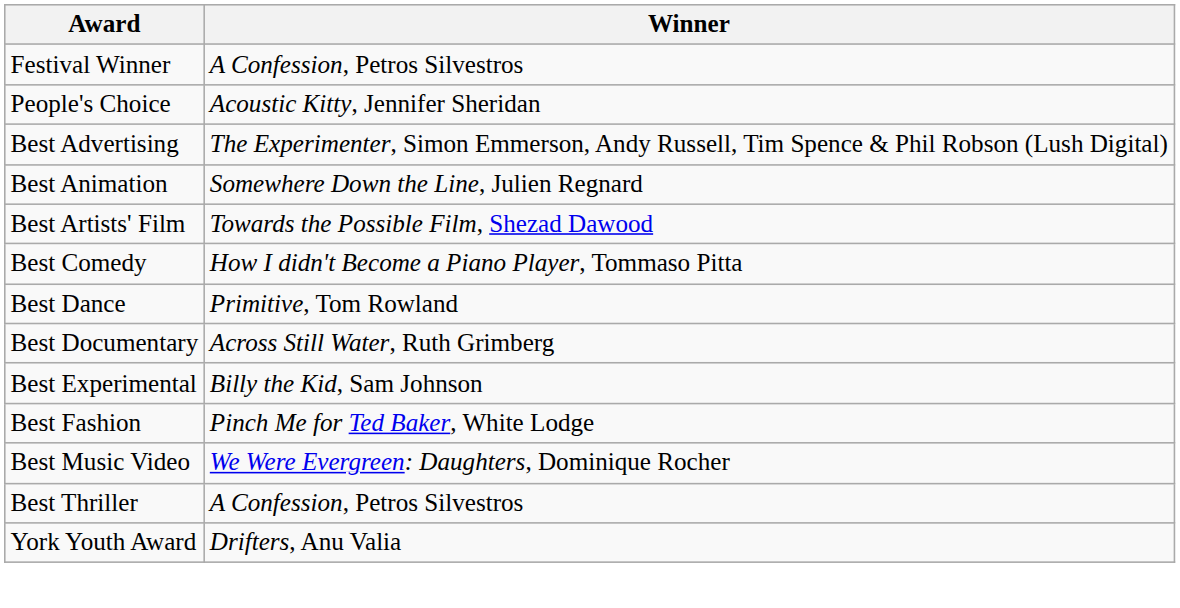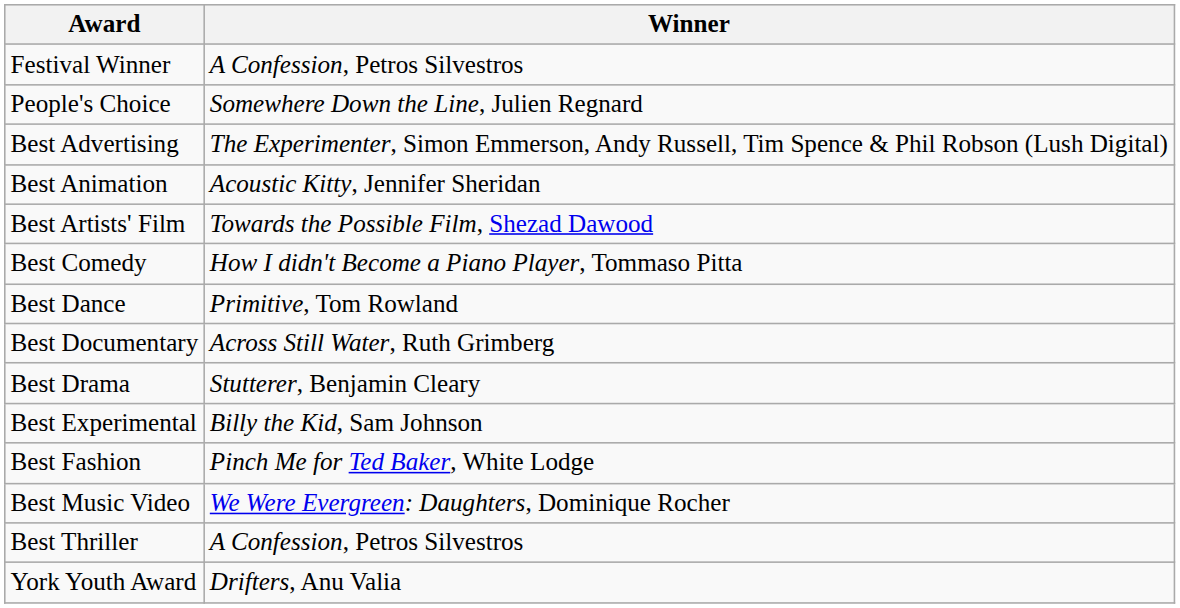(375, 104) Acoustic Kitty, Jennifer Sheridan -> (426, 104) Somewhere Down the Line, Julien Regnard
(426, 183) Somewhere Down the Line, Julien Regnard -> (375, 183) Acoustic Kitty, Jennifer Sheridan
+ row: (70, 382)
